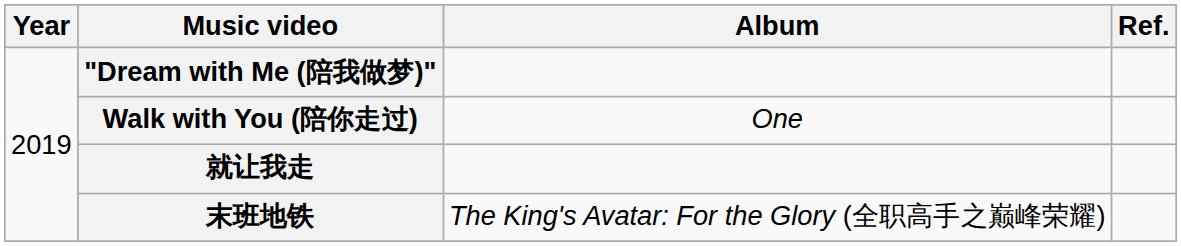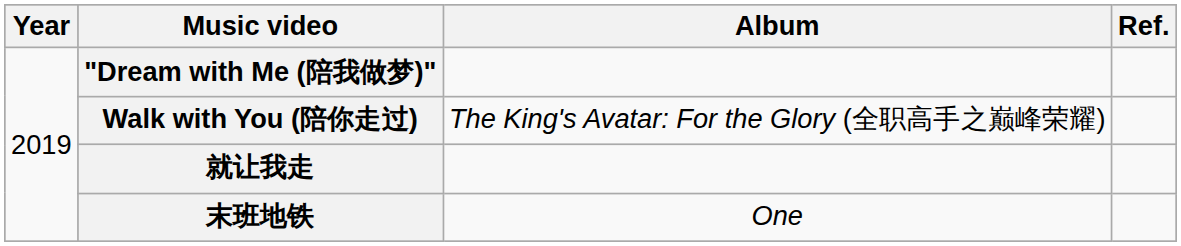(777, 119) One -> (777, 119) The King's Avatar: For the Glory (全职高手之巅峰荣耀)
(777, 215) The King's Avatar: For the Glory (全职高手之巅峰荣耀) -> (777, 216) One
